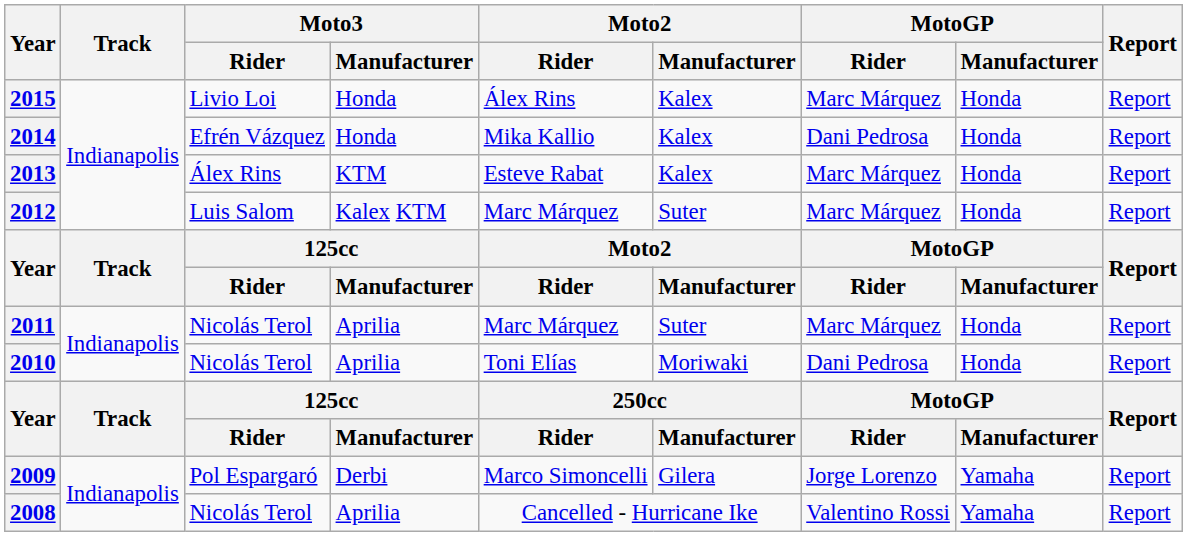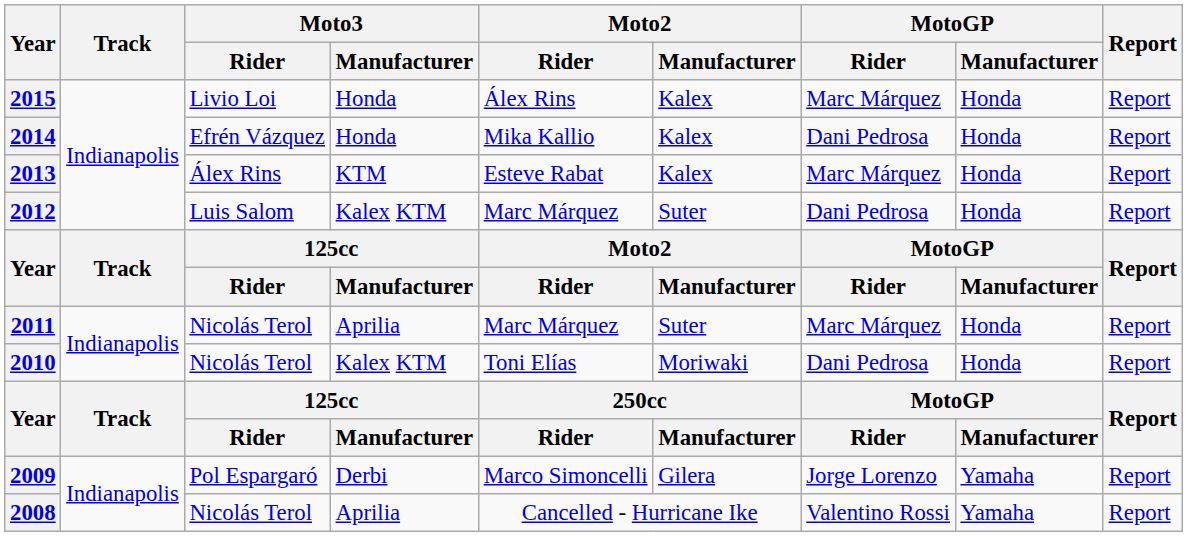(874, 211) Marc Márquez -> (867, 211) Dani Pedrosa
(368, 361) Aprilia -> (391, 361) Kalex KTM
